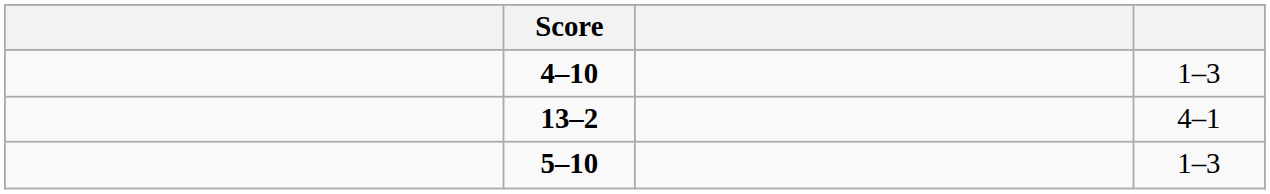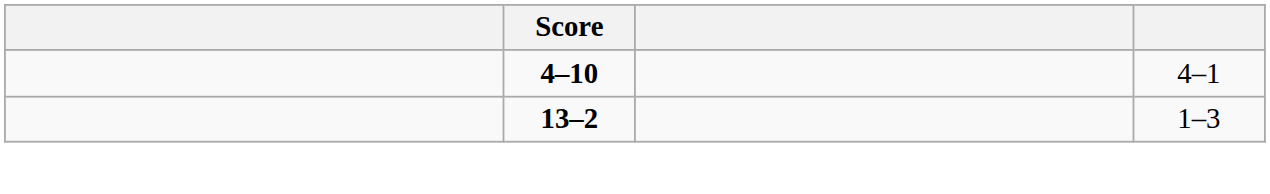(1199, 73) 1–3 -> (1199, 73) 4–1
(1199, 118) 4–1 -> (1199, 118) 1–3
- row: (569, 164)
